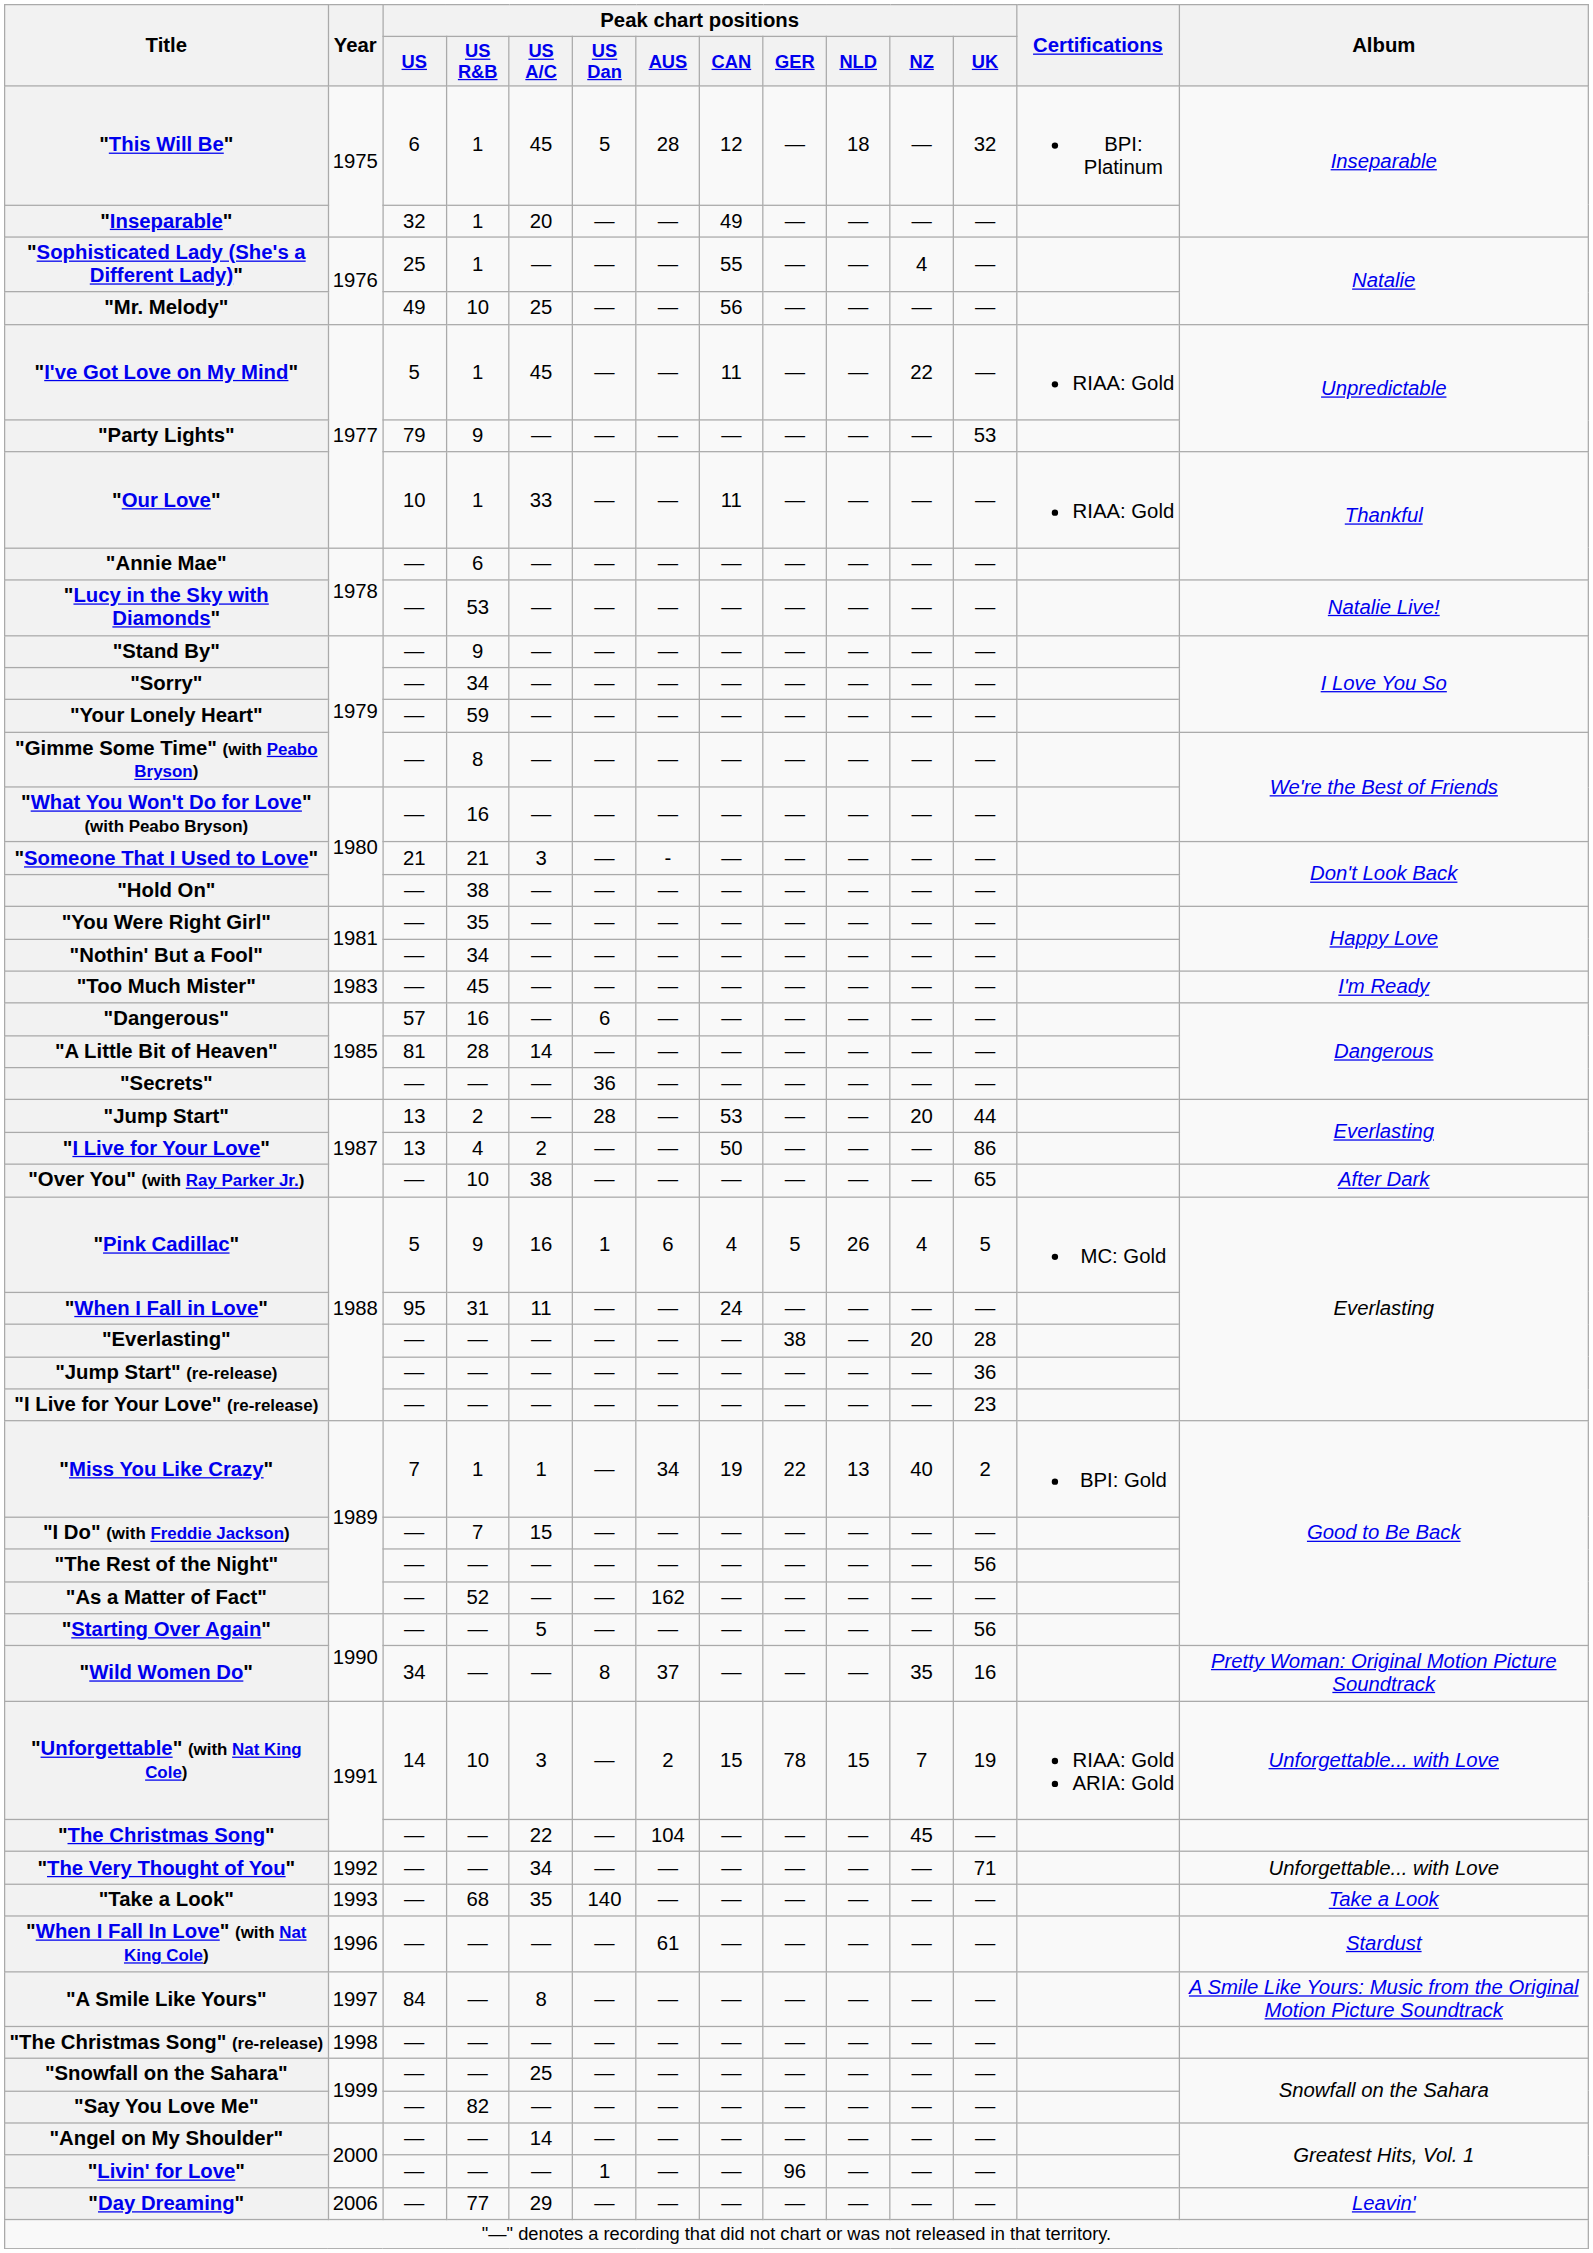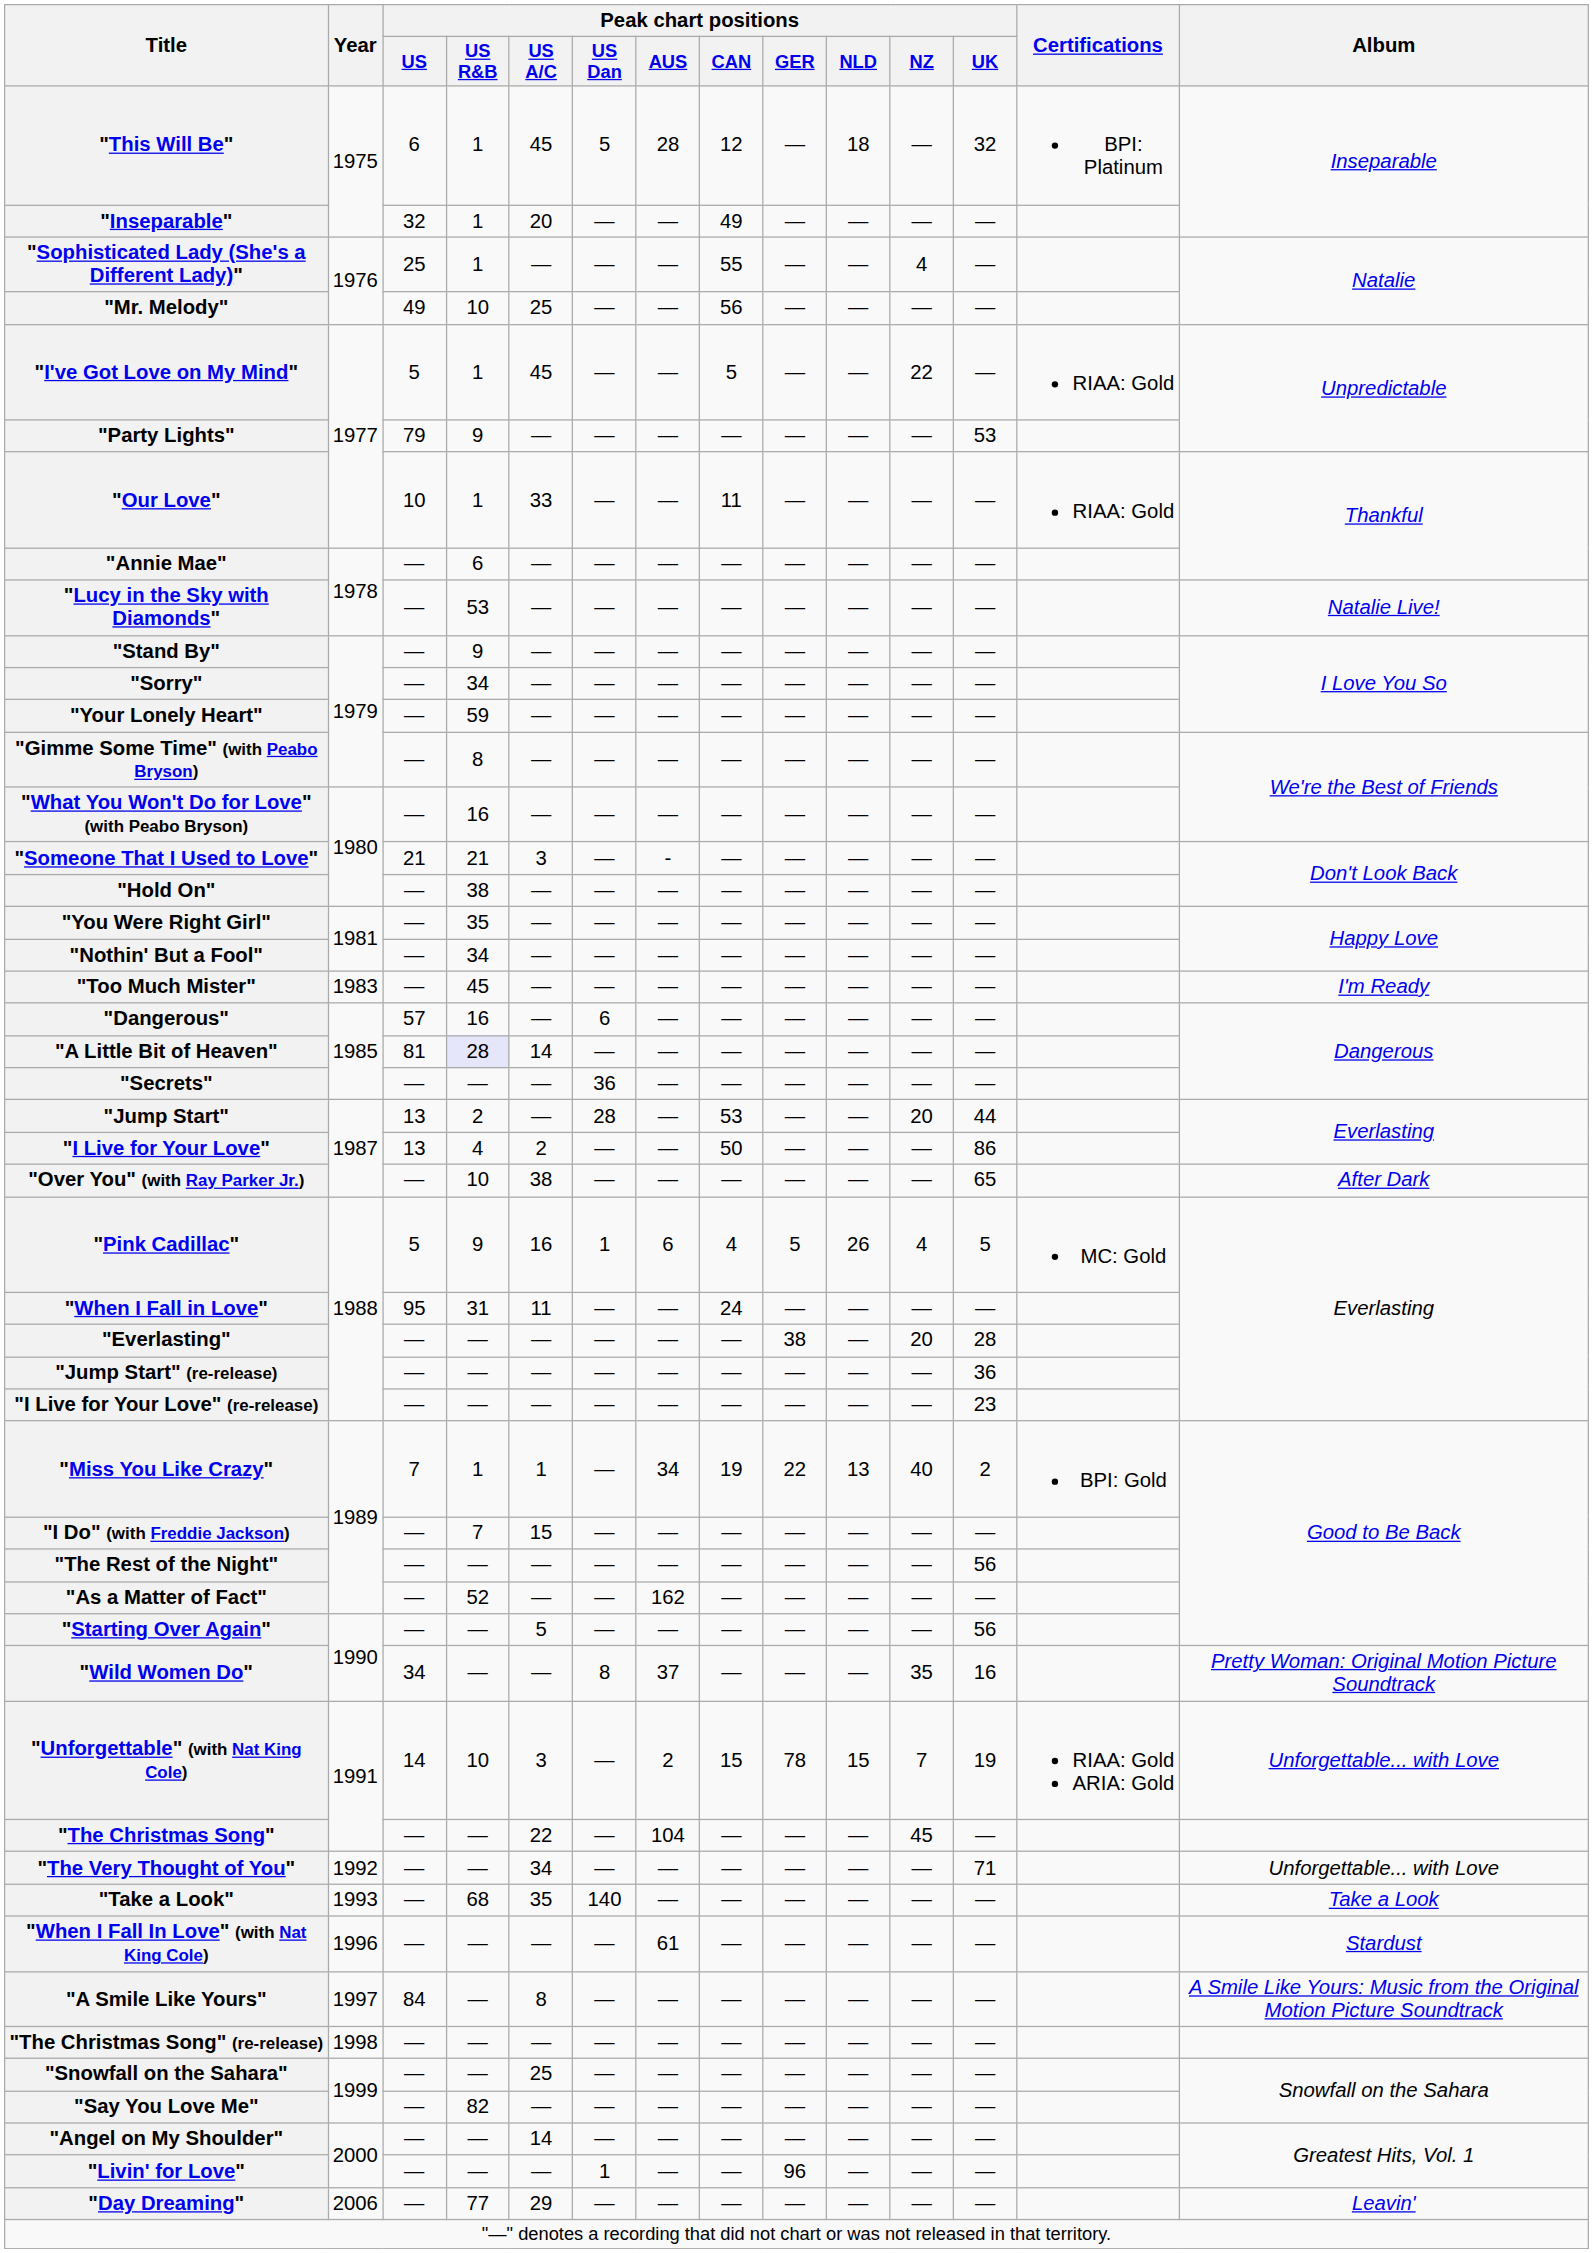(731, 371) 11 -> (731, 371) 5
(478, 1051) no background -> (478, 1051) lavender background
